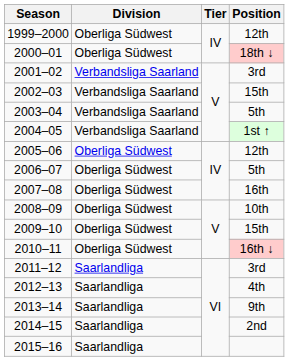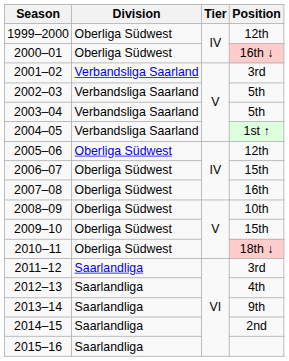(257, 53) 18th ↓ -> (257, 53) 16th ↓
(257, 92) 15th -> (257, 92) 5th
(257, 170) 5th -> (257, 170) 15th
(257, 248) 16th ↓ -> (257, 248) 18th ↓
